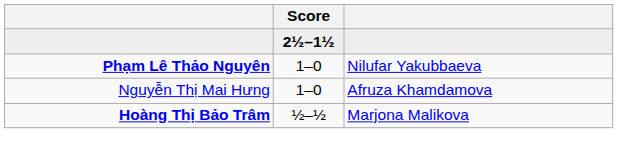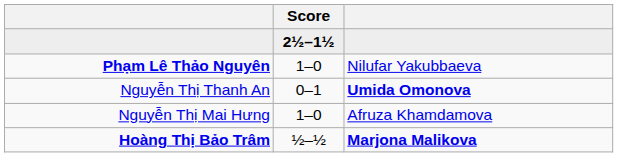+ row: (195, 90)
(408, 115) normal -> (412, 139) bold
